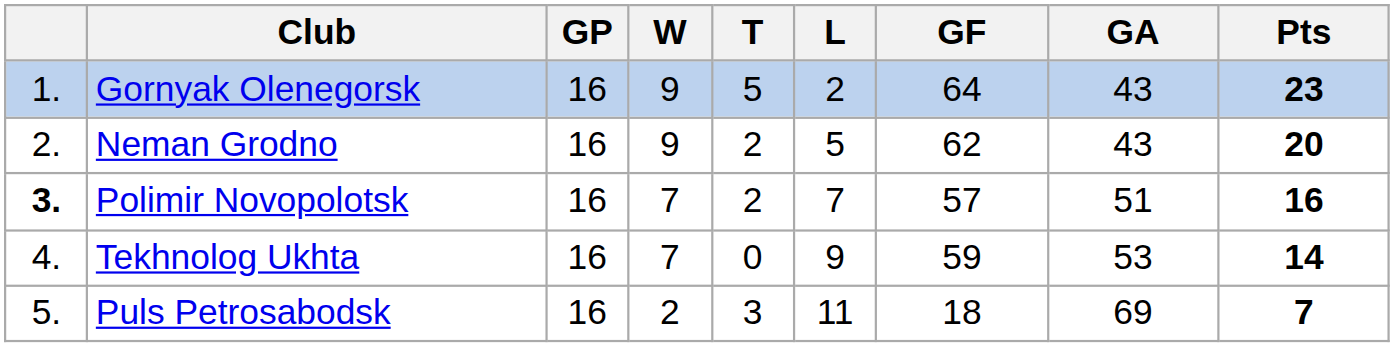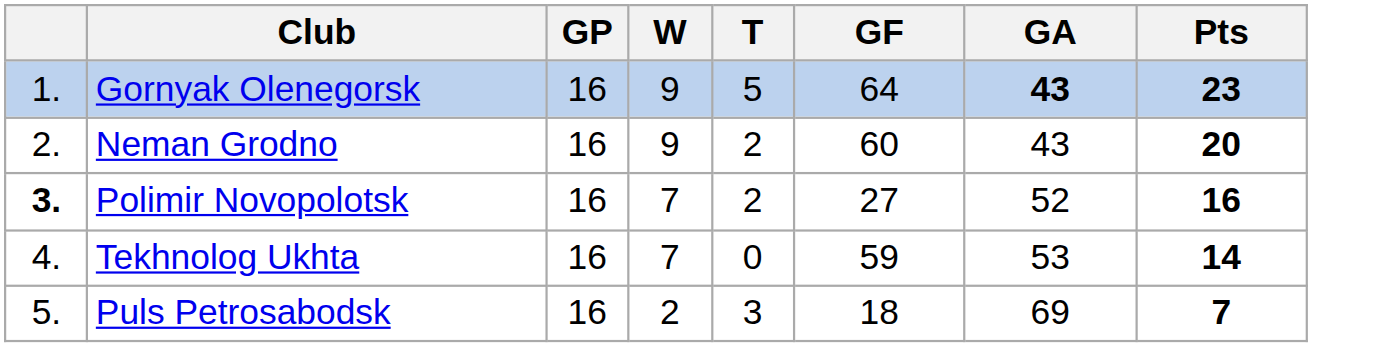- column: (835, 32)
(1133, 88) normal -> (1050, 88) bold
(962, 144) 62 -> (879, 144) 60
(962, 200) 57 -> (879, 200) 27
(1133, 200) 51 -> (1050, 200) 52
